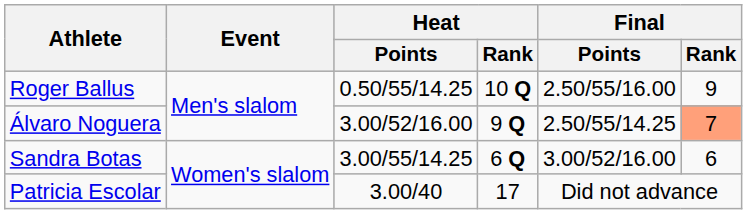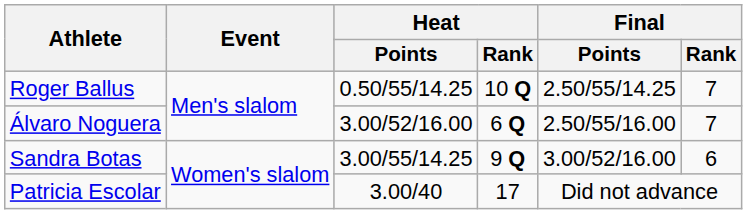(609, 89) 2.50/55/16.00 -> (609, 89) 2.50/55/14.25
(711, 89) 9 -> (711, 89) 7
(508, 123) 9 Q -> (508, 123) 6 Q
(609, 123) 2.50/55/14.25 -> (609, 123) 2.50/55/16.00
(711, 123) lightsalmon background -> (711, 123) no background
(508, 158) 6 Q -> (508, 158) 9 Q
